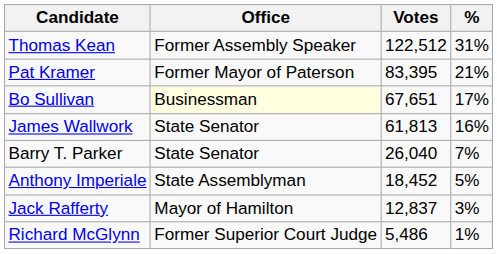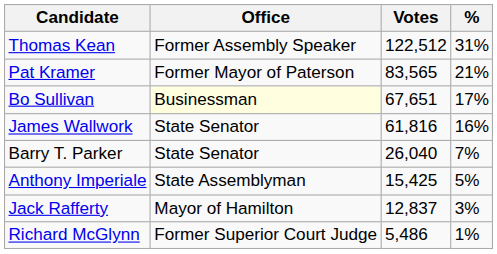(411, 72) 83,395 -> (411, 72) 83,565
(411, 126) 61,813 -> (411, 126) 61,816
(411, 180) 18,452 -> (411, 180) 15,425
